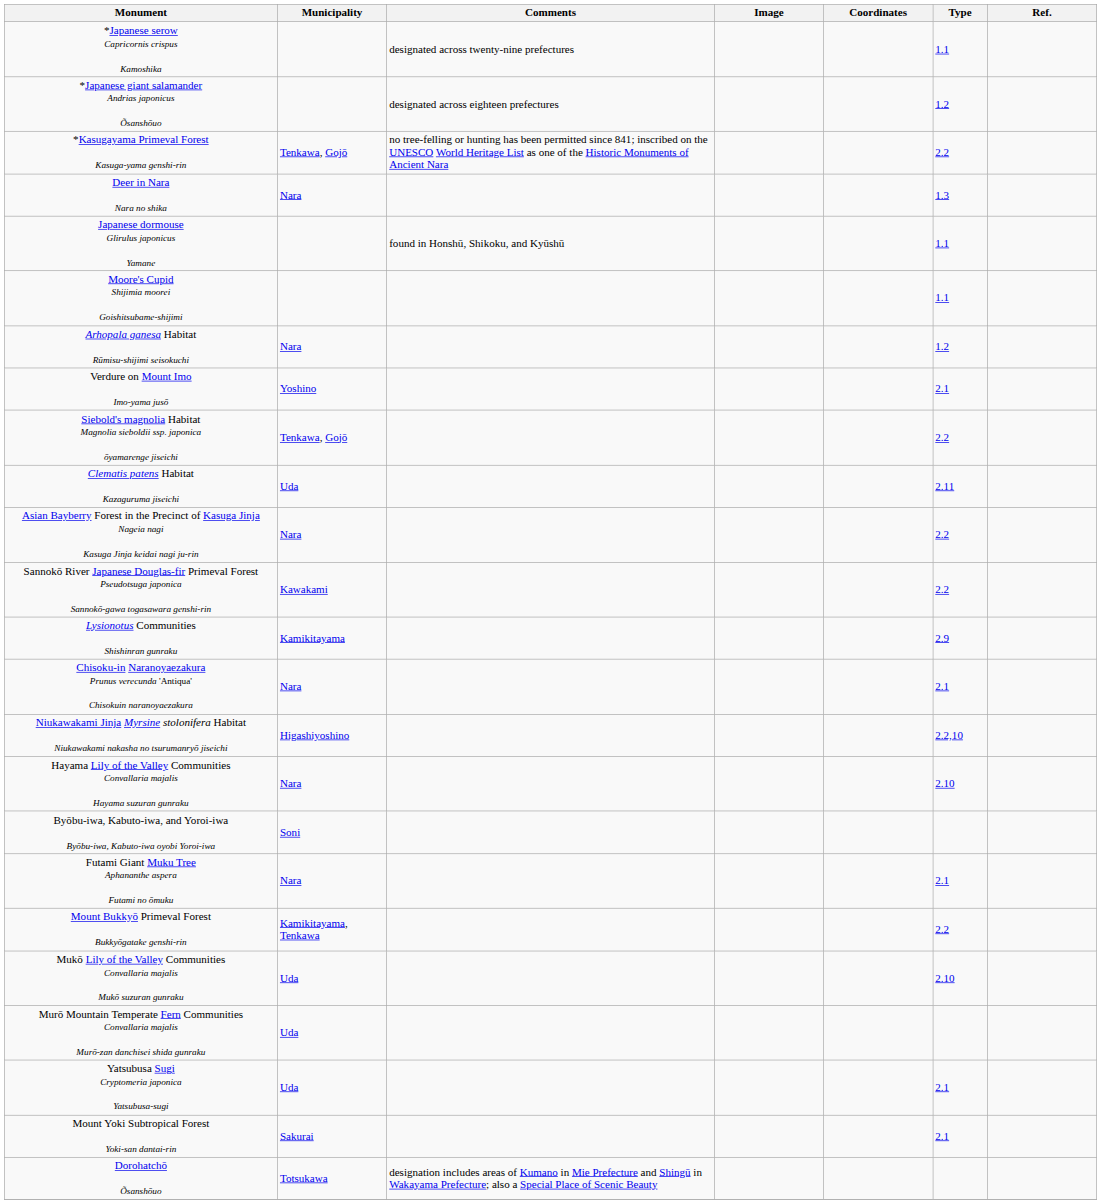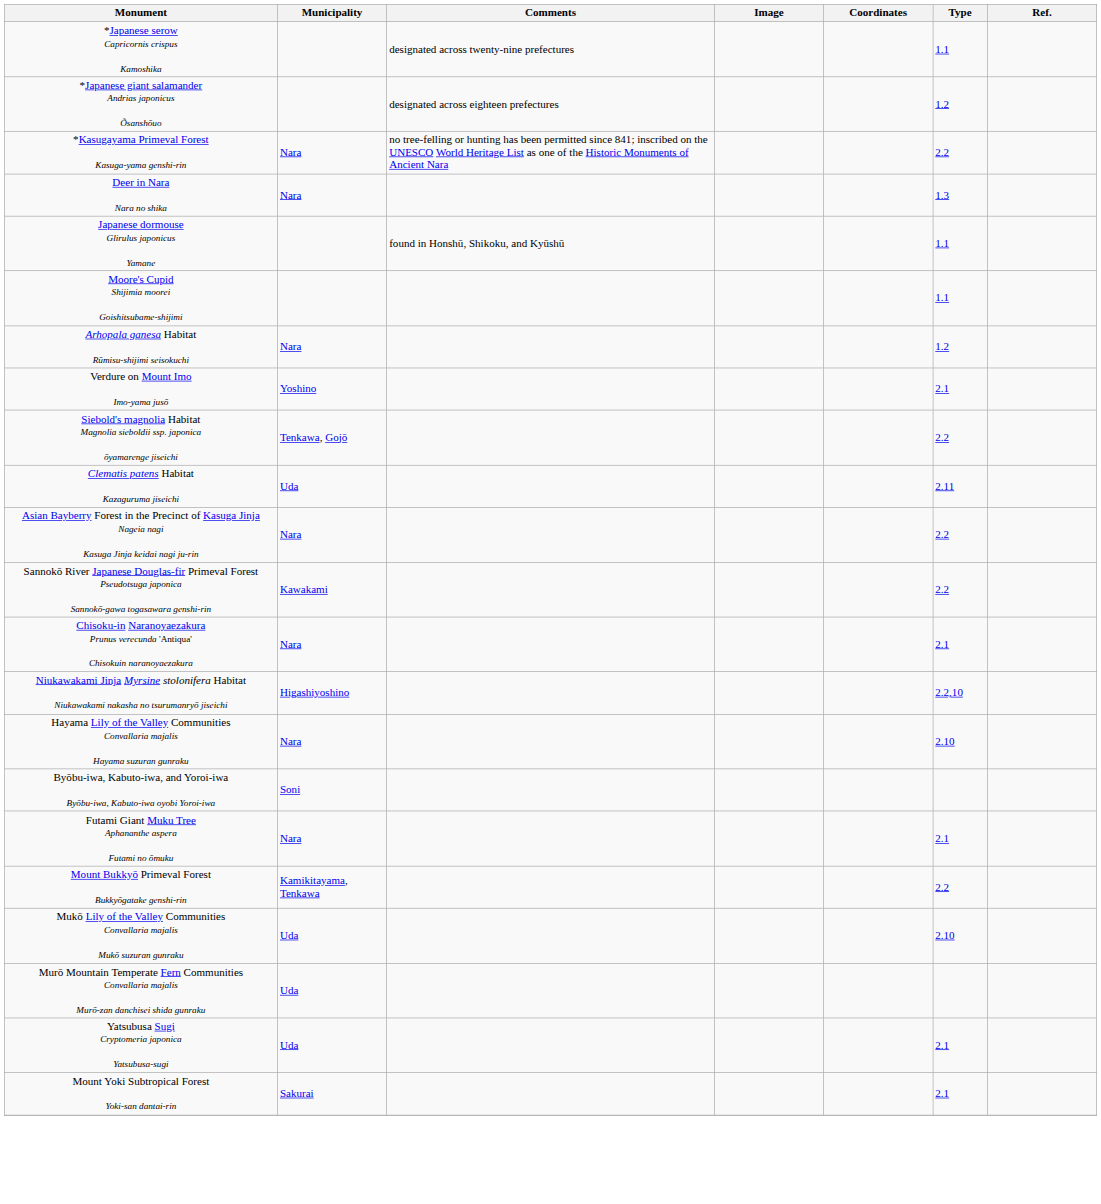(314, 152) Tenkawa, Gojō -> (291, 152) Nara
- row: (141, 638)
- row: (141, 1178)
